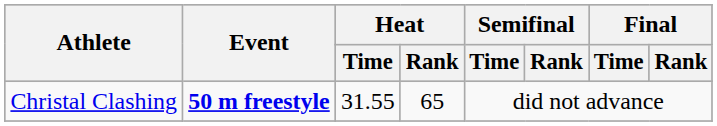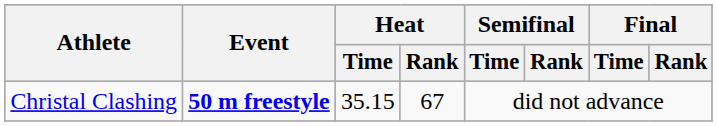(368, 101) 31.55 -> (368, 101) 35.15
(432, 101) 65 -> (432, 101) 67
